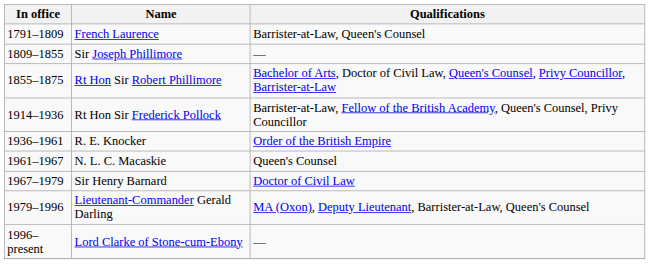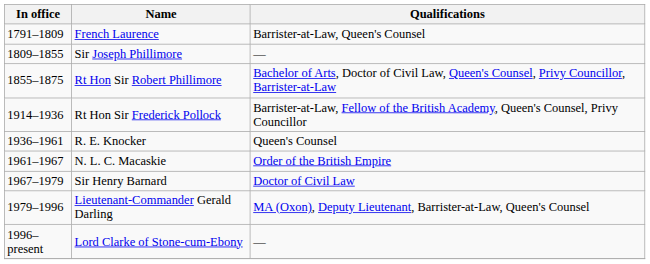(322, 141) Order of the British Empire -> (295, 141) Queen's Counsel
(295, 161) Queen's Counsel -> (322, 161) Order of the British Empire
